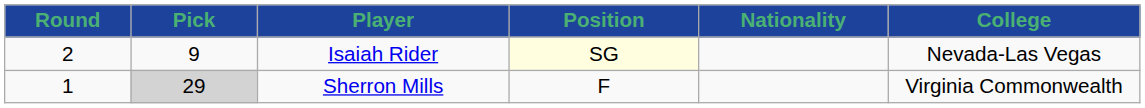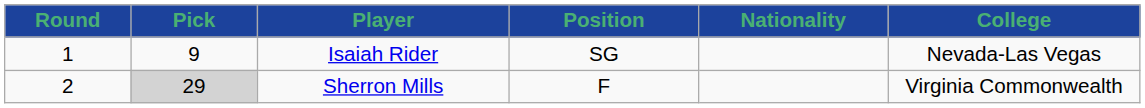(68, 53) 2 -> (68, 53) 1
(604, 53) lightyellow background -> (604, 53) no background
(68, 86) 1 -> (68, 86) 2
